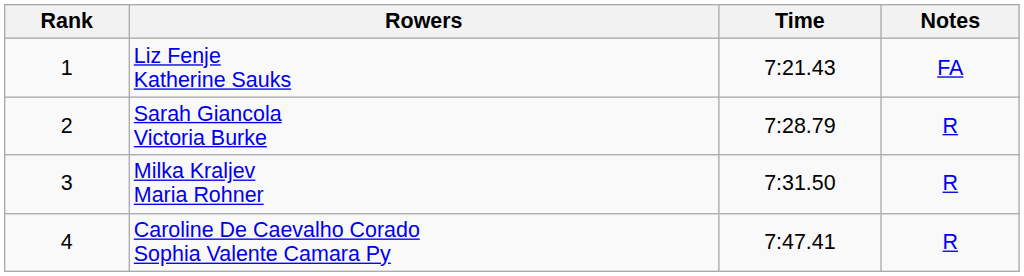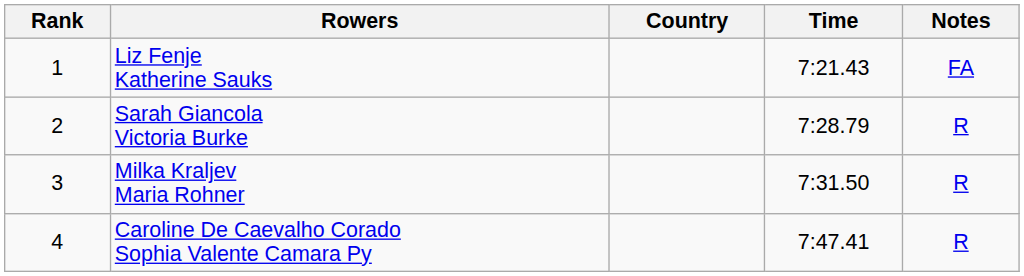+ column: (687, 21)
